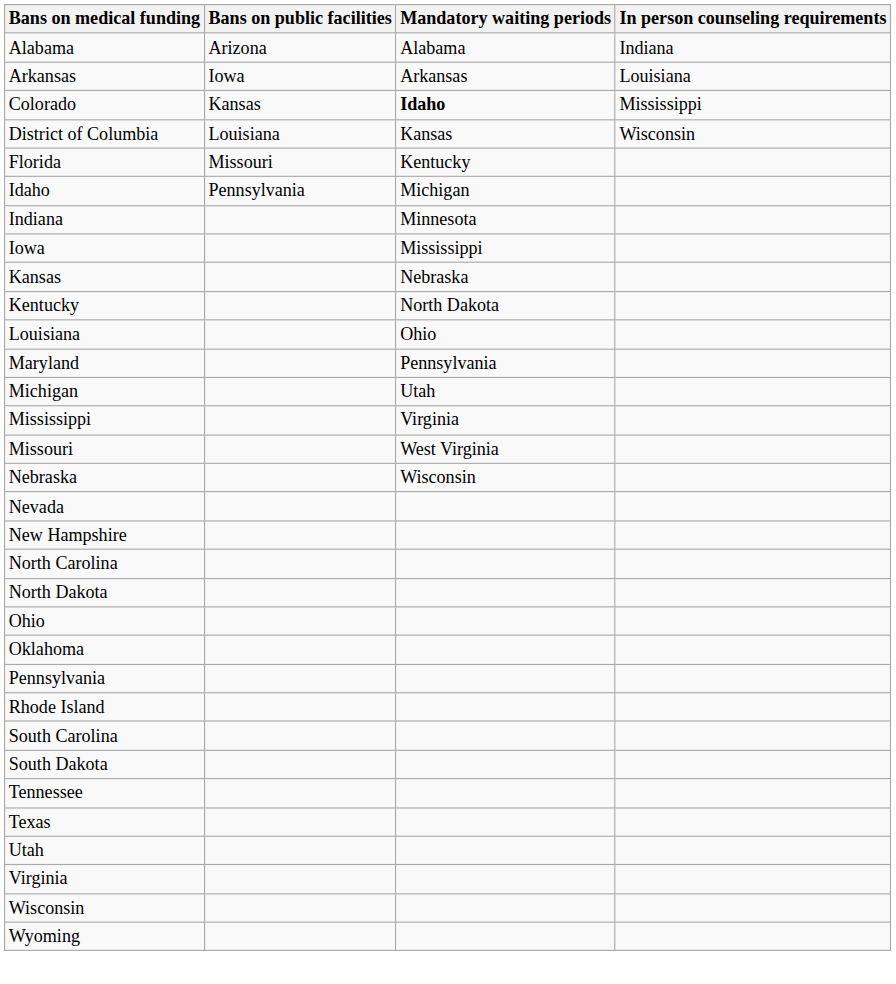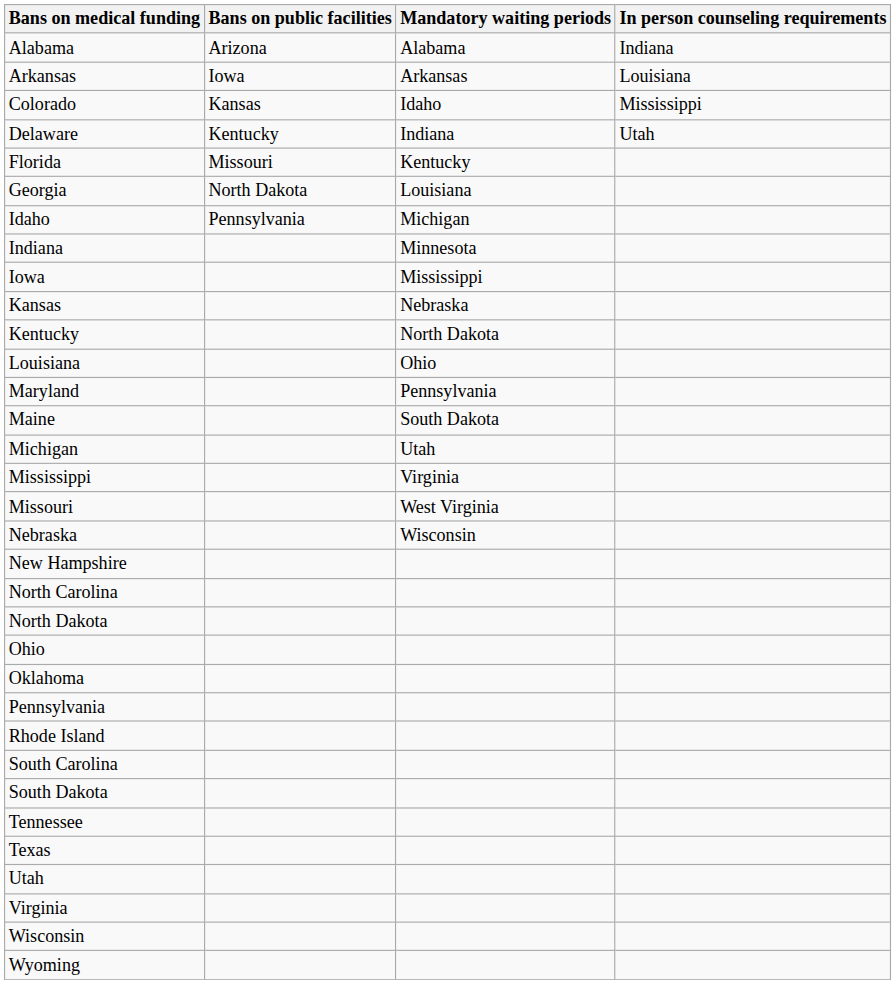(423, 104) bold -> (421, 104) normal
+ row: (43, 133)
- row: (84, 133)
+ row: (38, 190)
+ row: (32, 420)
- row: (36, 506)
